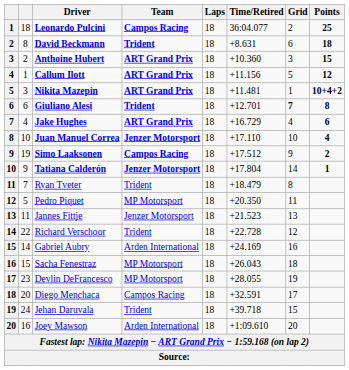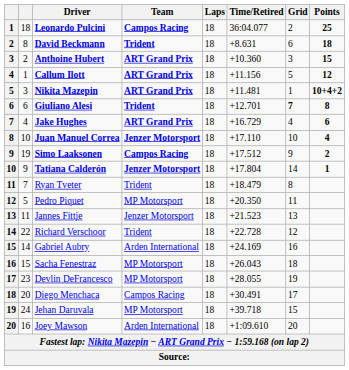(245, 294) +32.591 -> (245, 294) +30.491
(138, 310) Trident -> (153, 310) MP Motorsport
